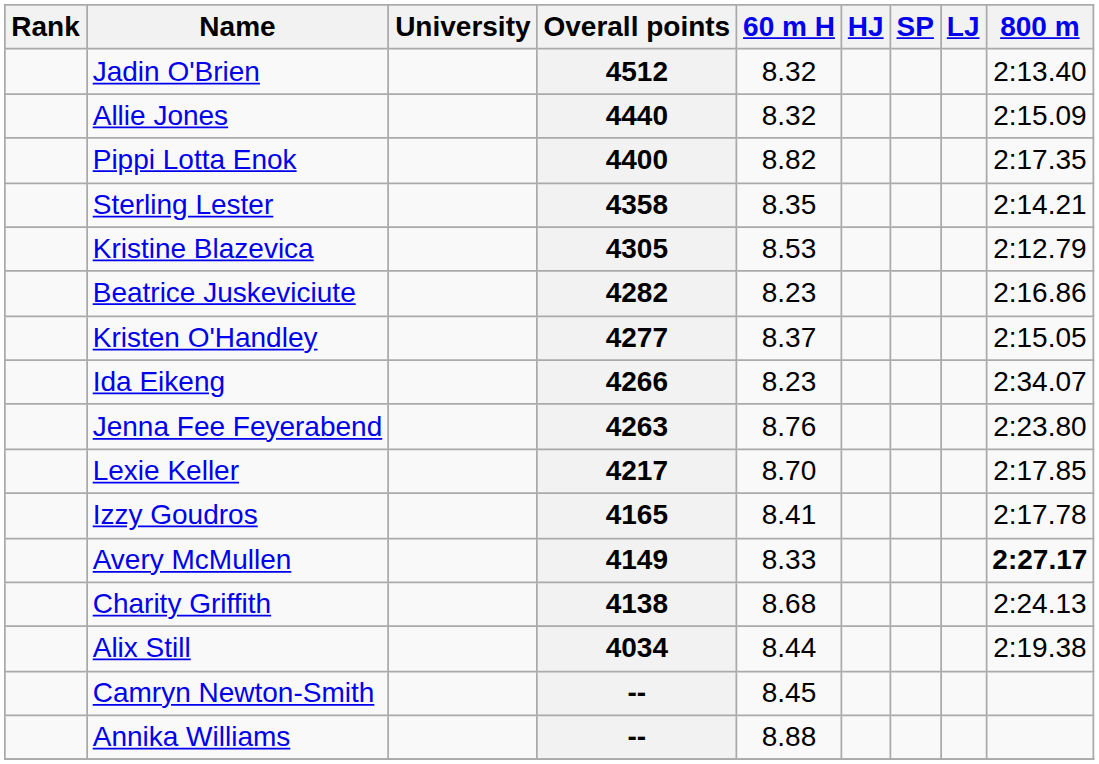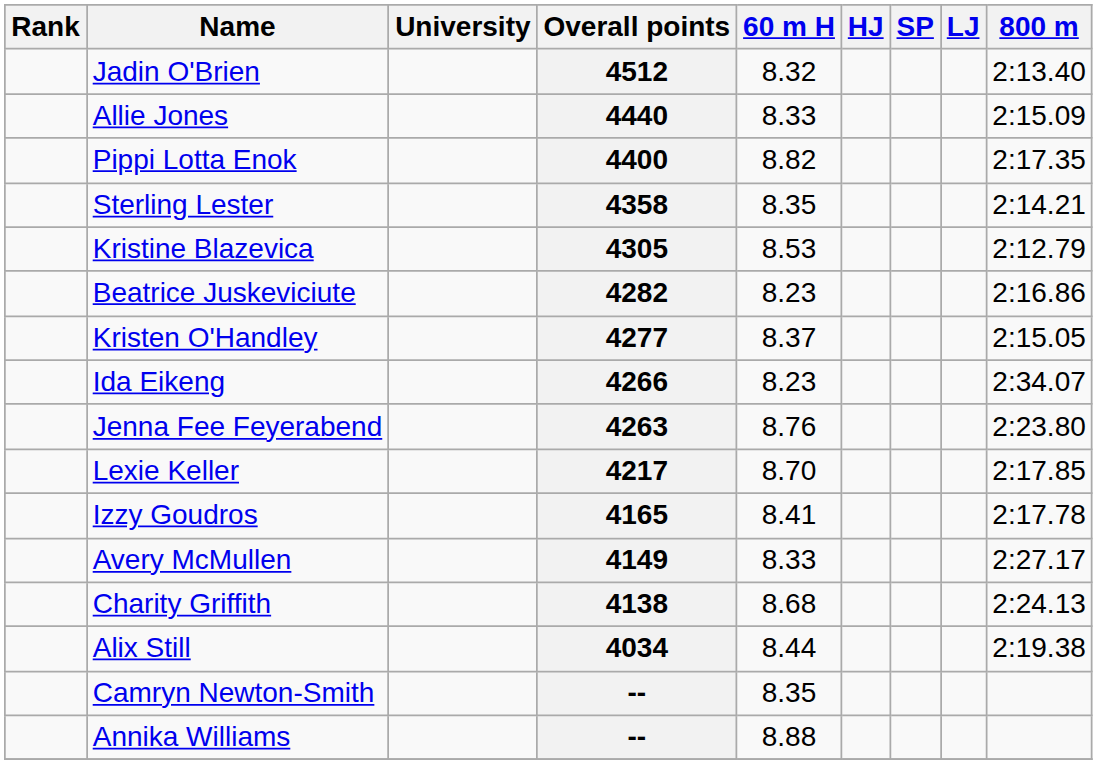(789, 115) 8.32 -> (789, 115) 8.33
(1040, 559) bold -> (1039, 559) normal
(789, 692) 8.45 -> (789, 692) 8.35
